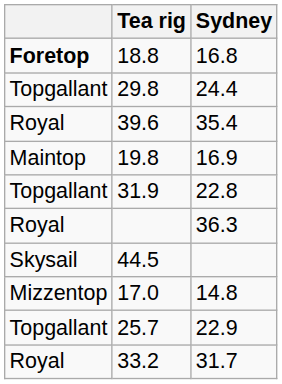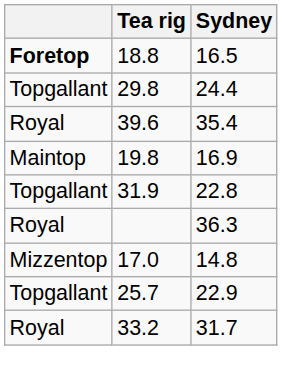(217, 55) 16.8 -> (217, 55) 16.5
- row: (138, 259)
